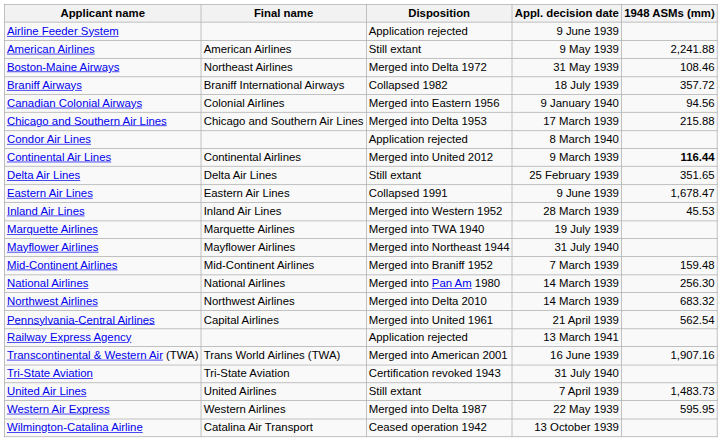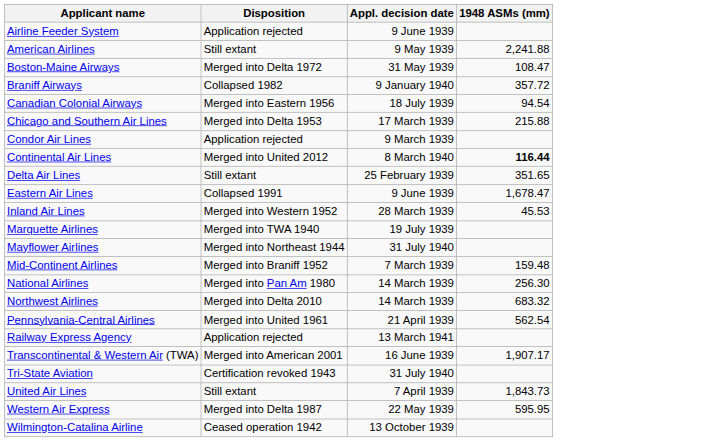- column: (284, 13)
(697, 67) 108.46 -> (532, 67) 108.47
(587, 85) 18 July 1939 -> (415, 85) 9 January 1940
(580, 103) 9 January 1940 -> (422, 103) 18 July 1939
(700, 103) 94.56 -> (535, 103) 94.54
(584, 139) 8 March 1940 -> (419, 139) 9 March 1939
(584, 157) 9 March 1939 -> (419, 157) 8 March 1940
(693, 355) 1,907.16 -> (528, 355) 1,907.17
(693, 391) 1,483.73 -> (528, 391) 1,843.73
